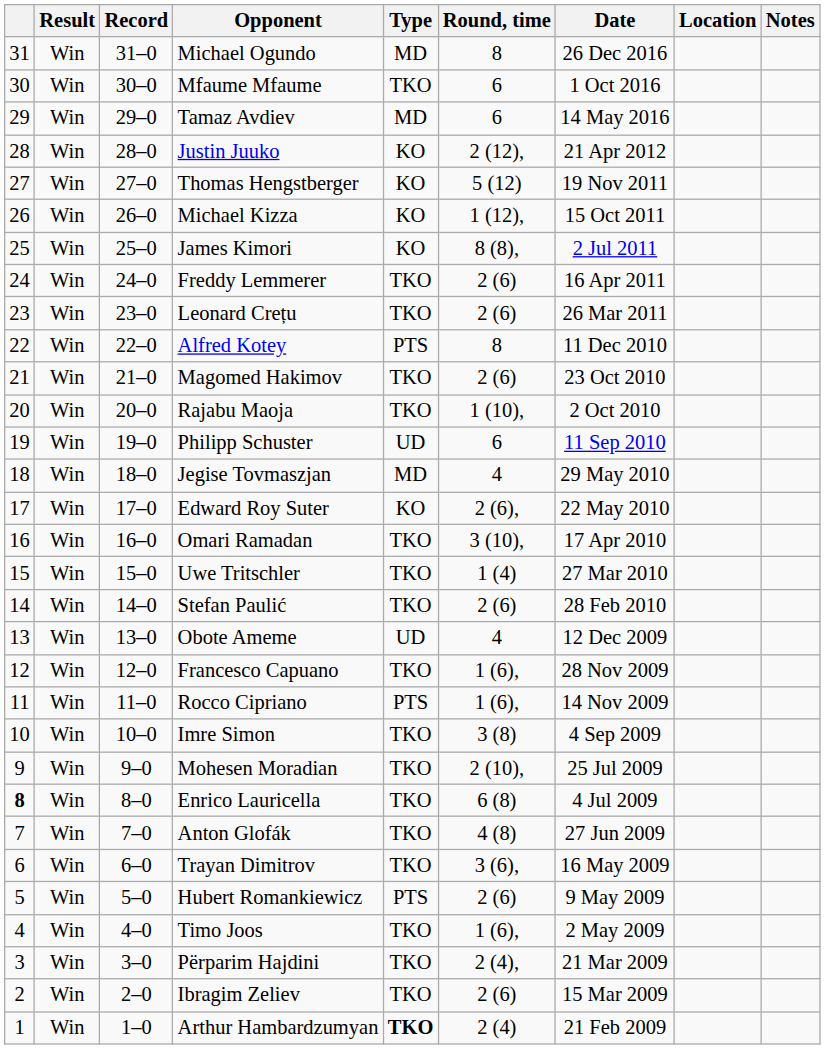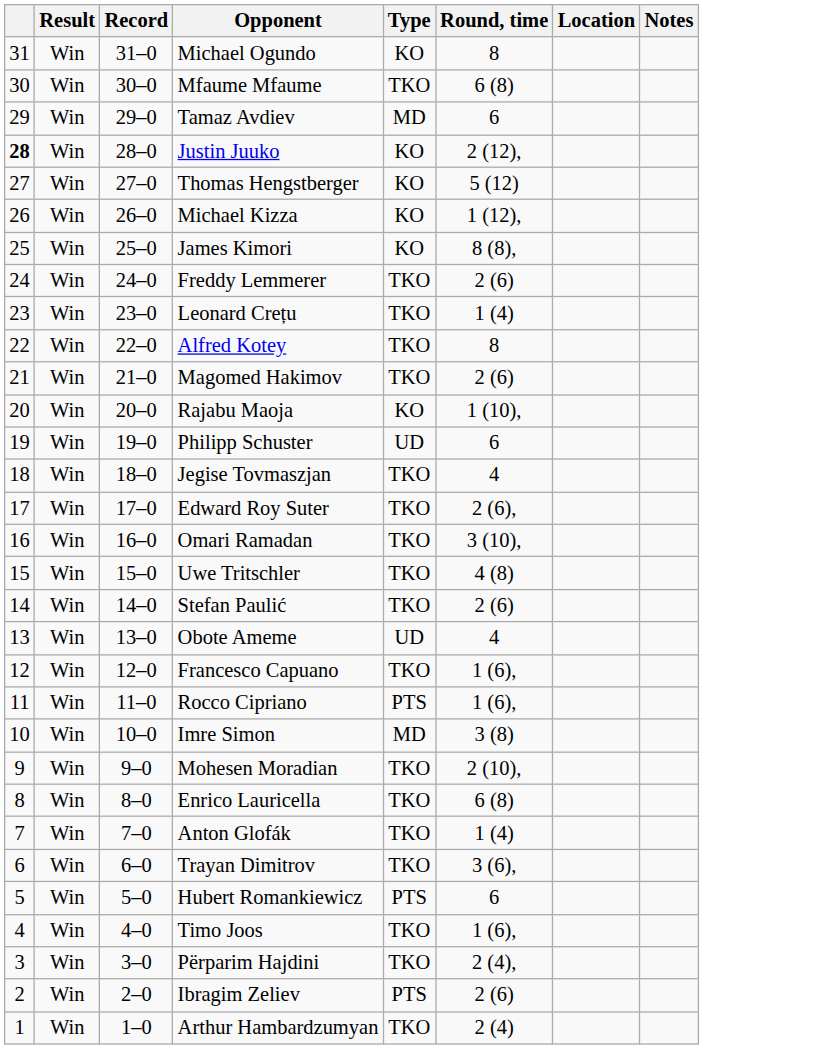- column: (615, 20)
(411, 53) MD -> (409, 53) KO
(497, 85) 6 -> (494, 85) 6 (8)
(20, 150) normal -> (20, 150) bold
(497, 313) 2 (6) -> (494, 313) 1 (4)
(411, 345) PTS -> (409, 345) TKO
(411, 410) TKO -> (409, 410) KO
(411, 475) MD -> (409, 475) TKO
(411, 507) KO -> (409, 507) TKO
(497, 572) 1 (4) -> (494, 572) 4 (8)
(411, 735) TKO -> (409, 735) MD
(20, 800) bold -> (20, 800) normal
(497, 832) 4 (8) -> (494, 832) 1 (4)
(497, 897) 2 (6) -> (494, 897) 6
(411, 995) TKO -> (409, 995) PTS
(411, 1027) bold -> (409, 1027) normal
